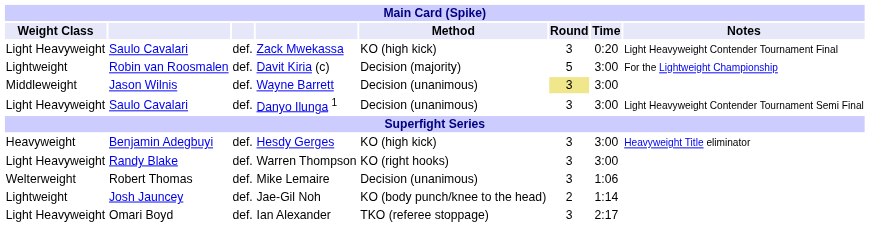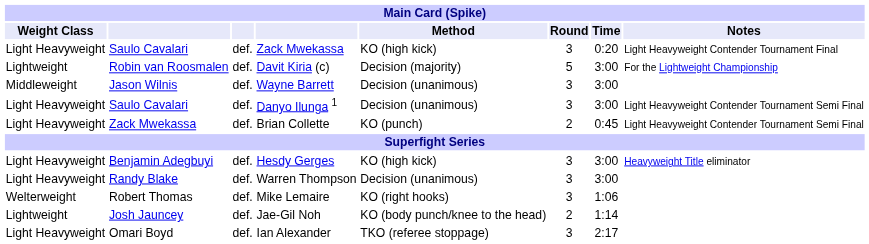(569, 85) khaki background -> (569, 85) no background
+ row: (293, 124)
(41, 142) Heavyweight -> (56, 160) Light Heavyweight
(405, 160) KO (right hooks) -> (419, 179) Decision (unanimous)
(419, 179) Decision (unanimous) -> (405, 197) KO (right hooks)
